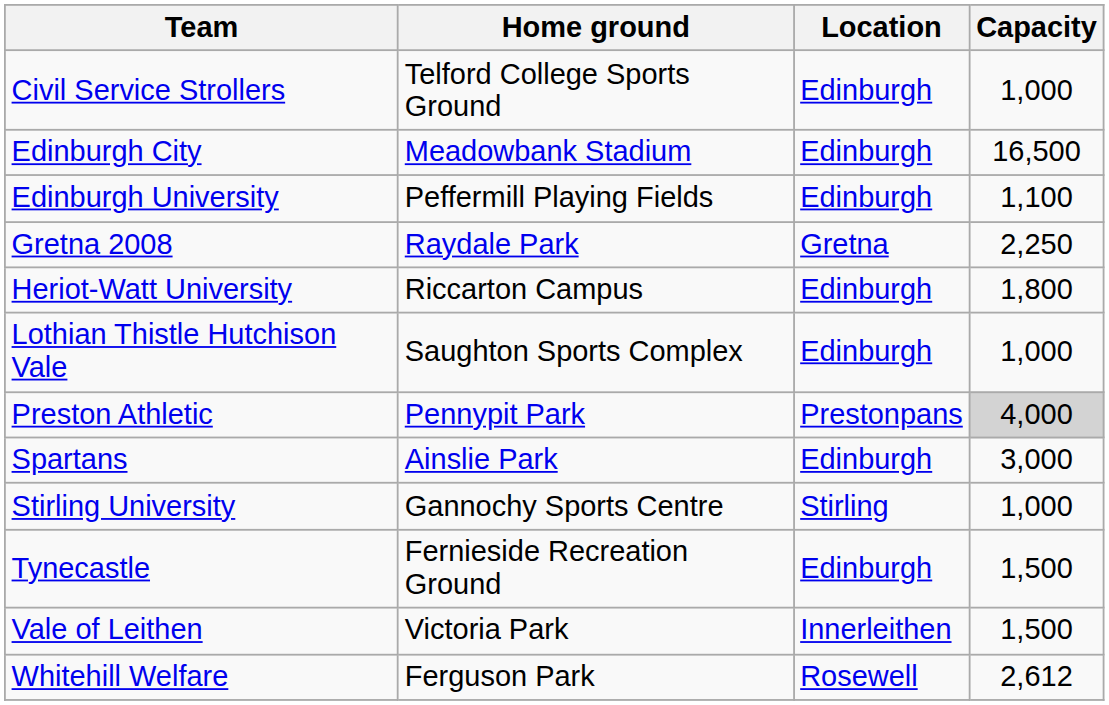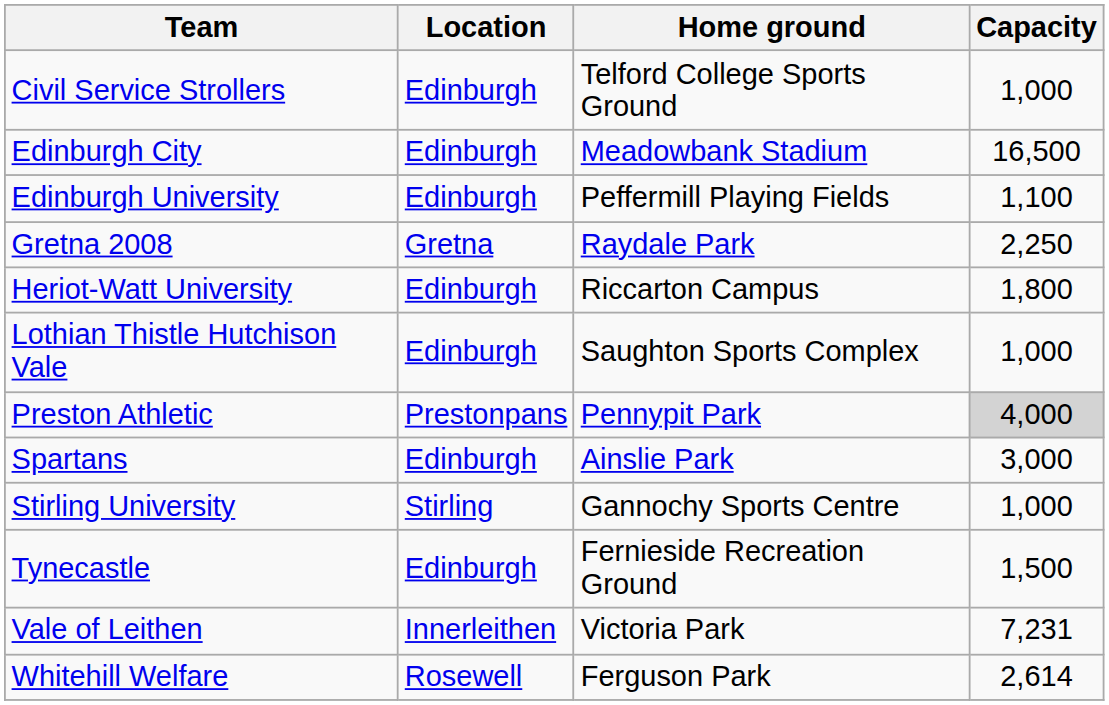columns swapped: (881, 27) <-> (596, 27)
(1037, 630) 1,500 -> (1037, 630) 7,231
(1037, 676) 2,612 -> (1037, 676) 2,614
